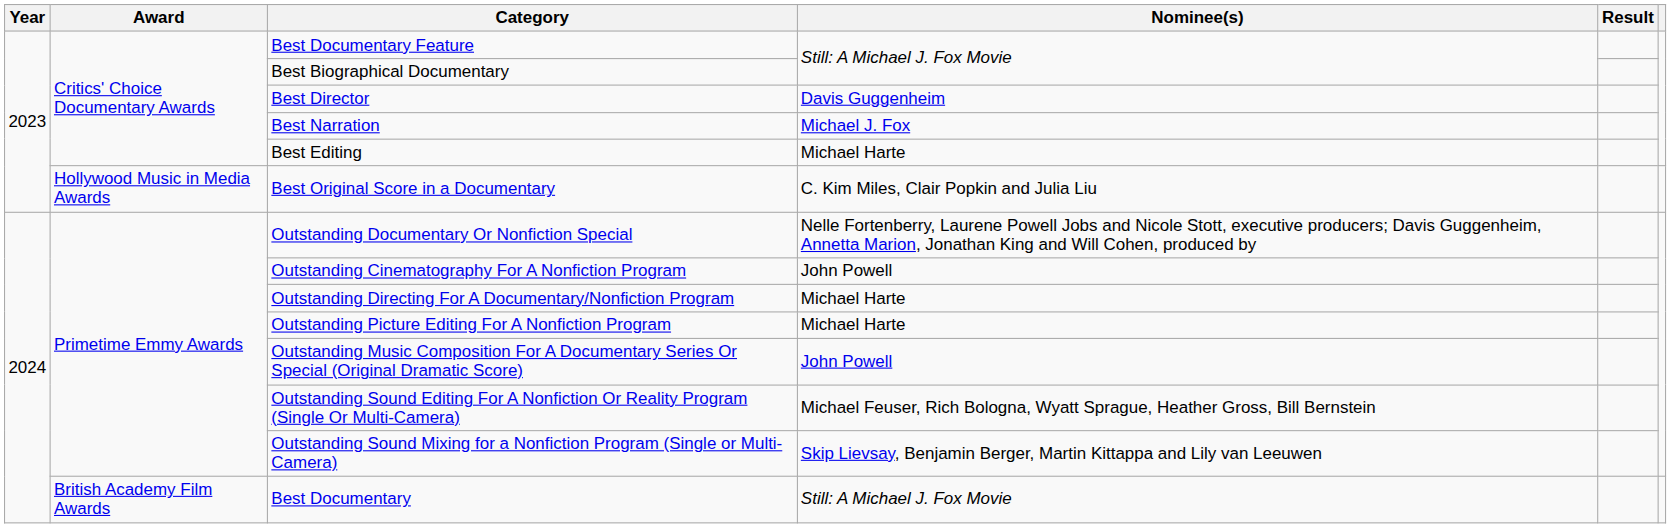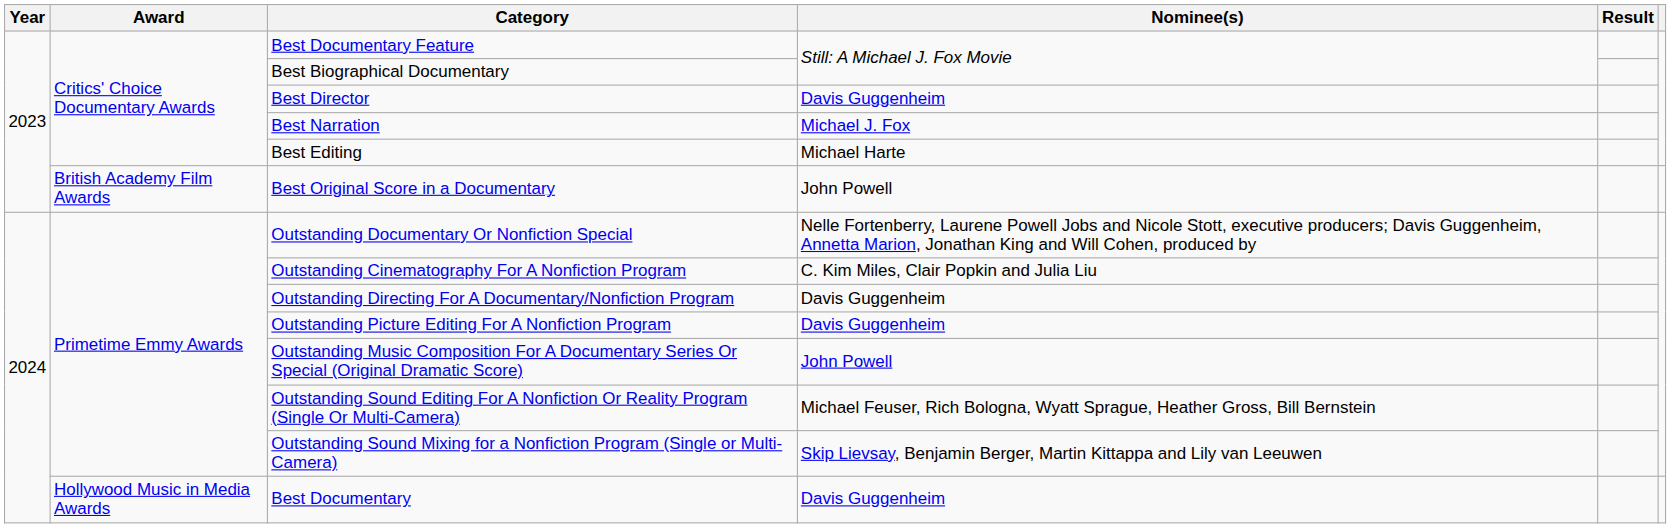(152, 188) Hollywood Music in Media Awards -> (133, 188) British Academy Film Awards
(949, 188) C. Kim Miles, Clair Popkin and Julia Liu -> (847, 188) John Powell
(847, 271) John Powell -> (949, 271) C. Kim Miles, Clair Popkin and Julia Liu
(853, 298) Michael Harte -> (873, 298) Davis Guggenheim
(853, 325) Michael Harte -> (873, 325) Davis Guggenheim
(133, 499) British Academy Film Awards -> (152, 499) Hollywood Music in Media Awards
(906, 499) Still: A Michael J. Fox Movie -> (873, 499) Davis Guggenheim
